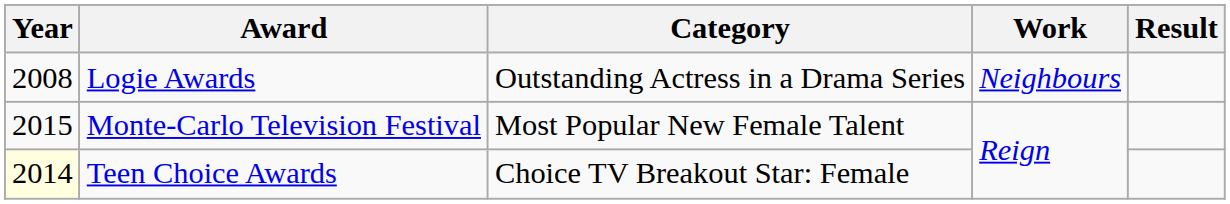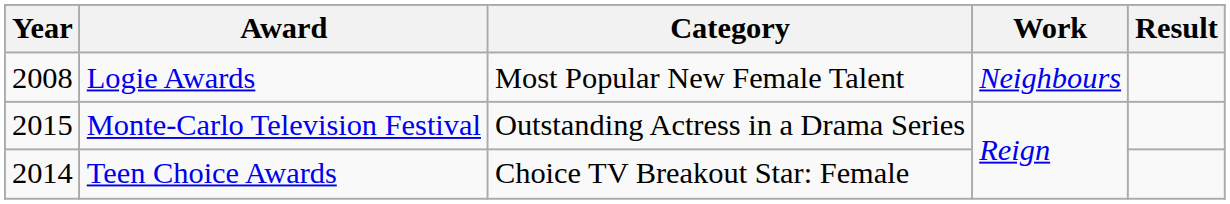(730, 76) Outstanding Actress in a Drama Series -> (700, 76) Most Popular New Female Talent
(700, 125) Most Popular New Female Talent -> (730, 125) Outstanding Actress in a Drama Series
(42, 173) lightyellow background -> (42, 173) no background
